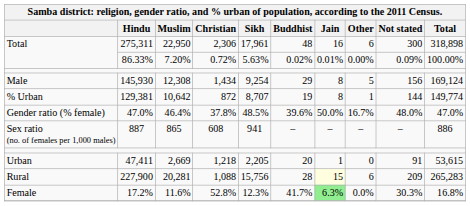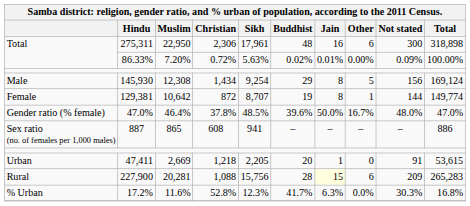(25, 97) % Urban -> (21, 97) Female
(21, 192) Female -> (25, 192) % Urban
(333, 192) lightgreen background -> (333, 192) no background
